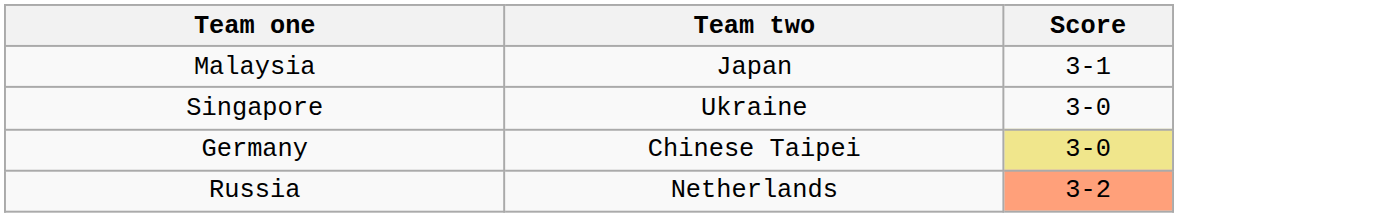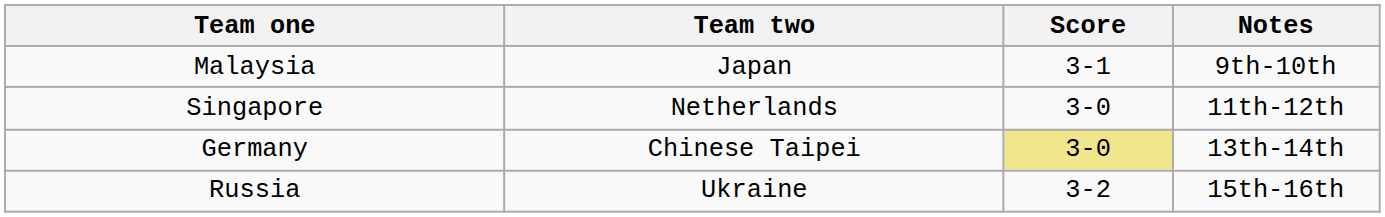+ column: (1276, 26)
(754, 108) Ukraine -> (754, 108) Netherlands
(754, 191) Netherlands -> (754, 191) Ukraine
(1088, 191) lightsalmon background -> (1088, 191) no background
